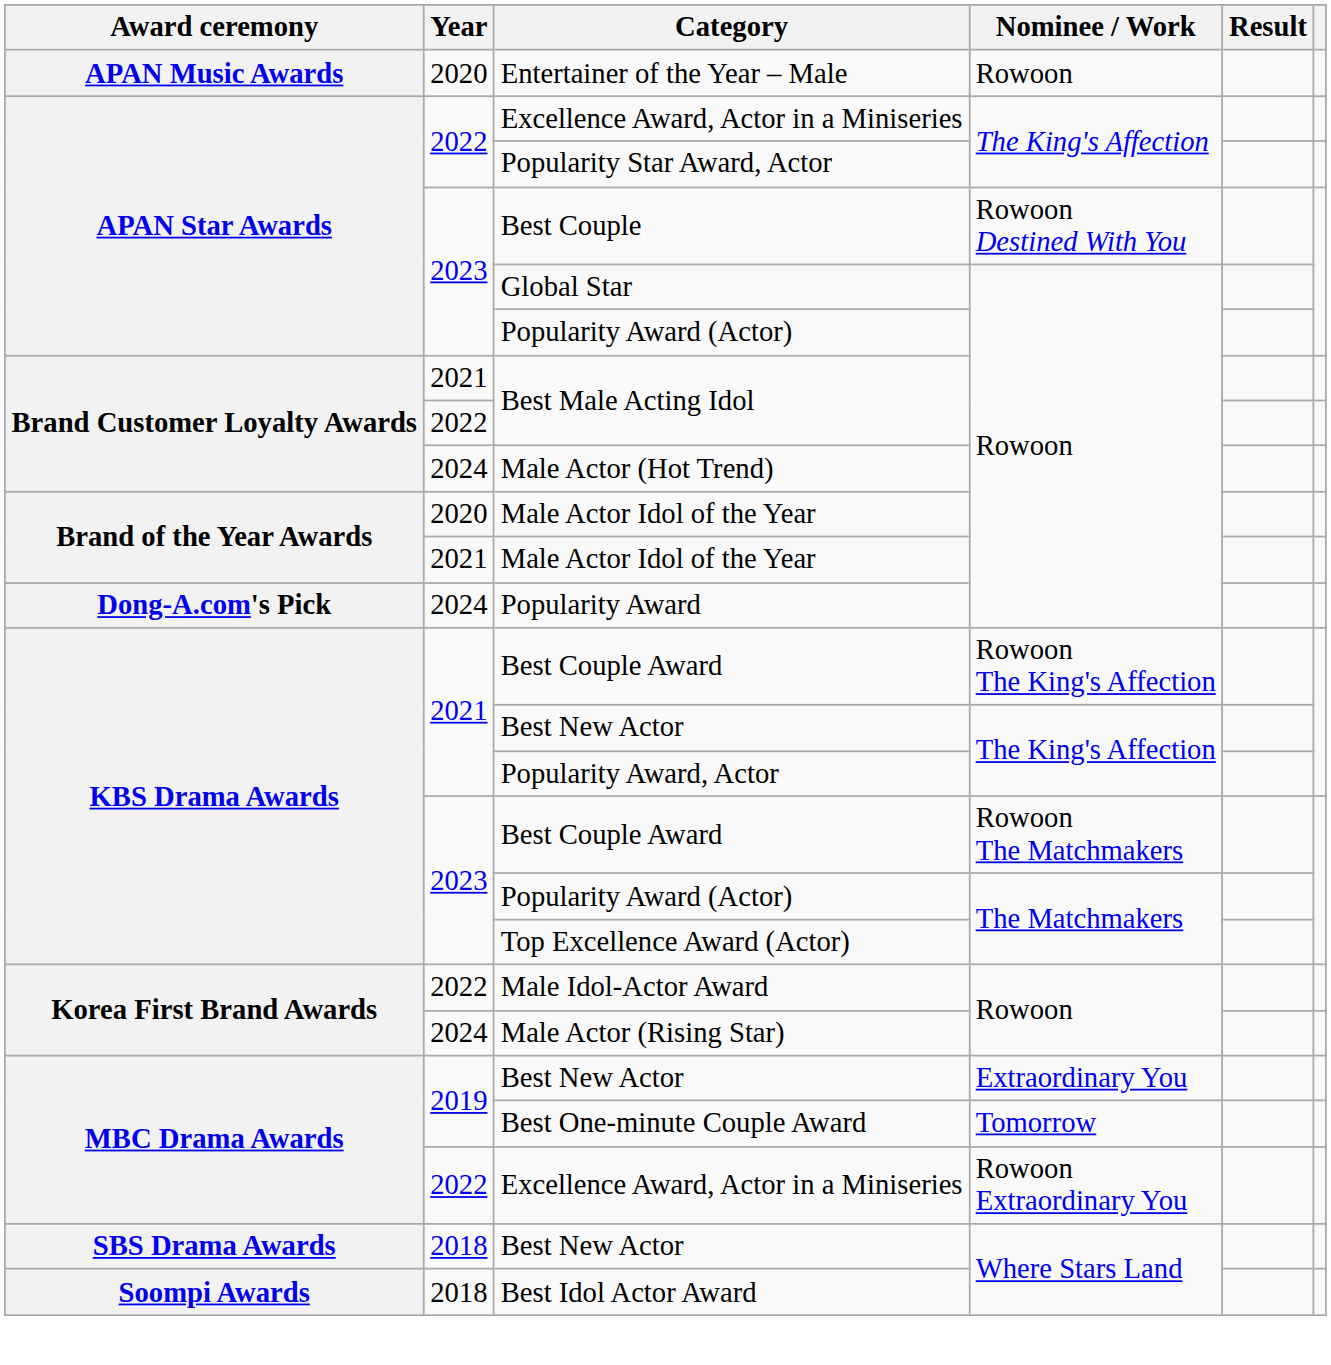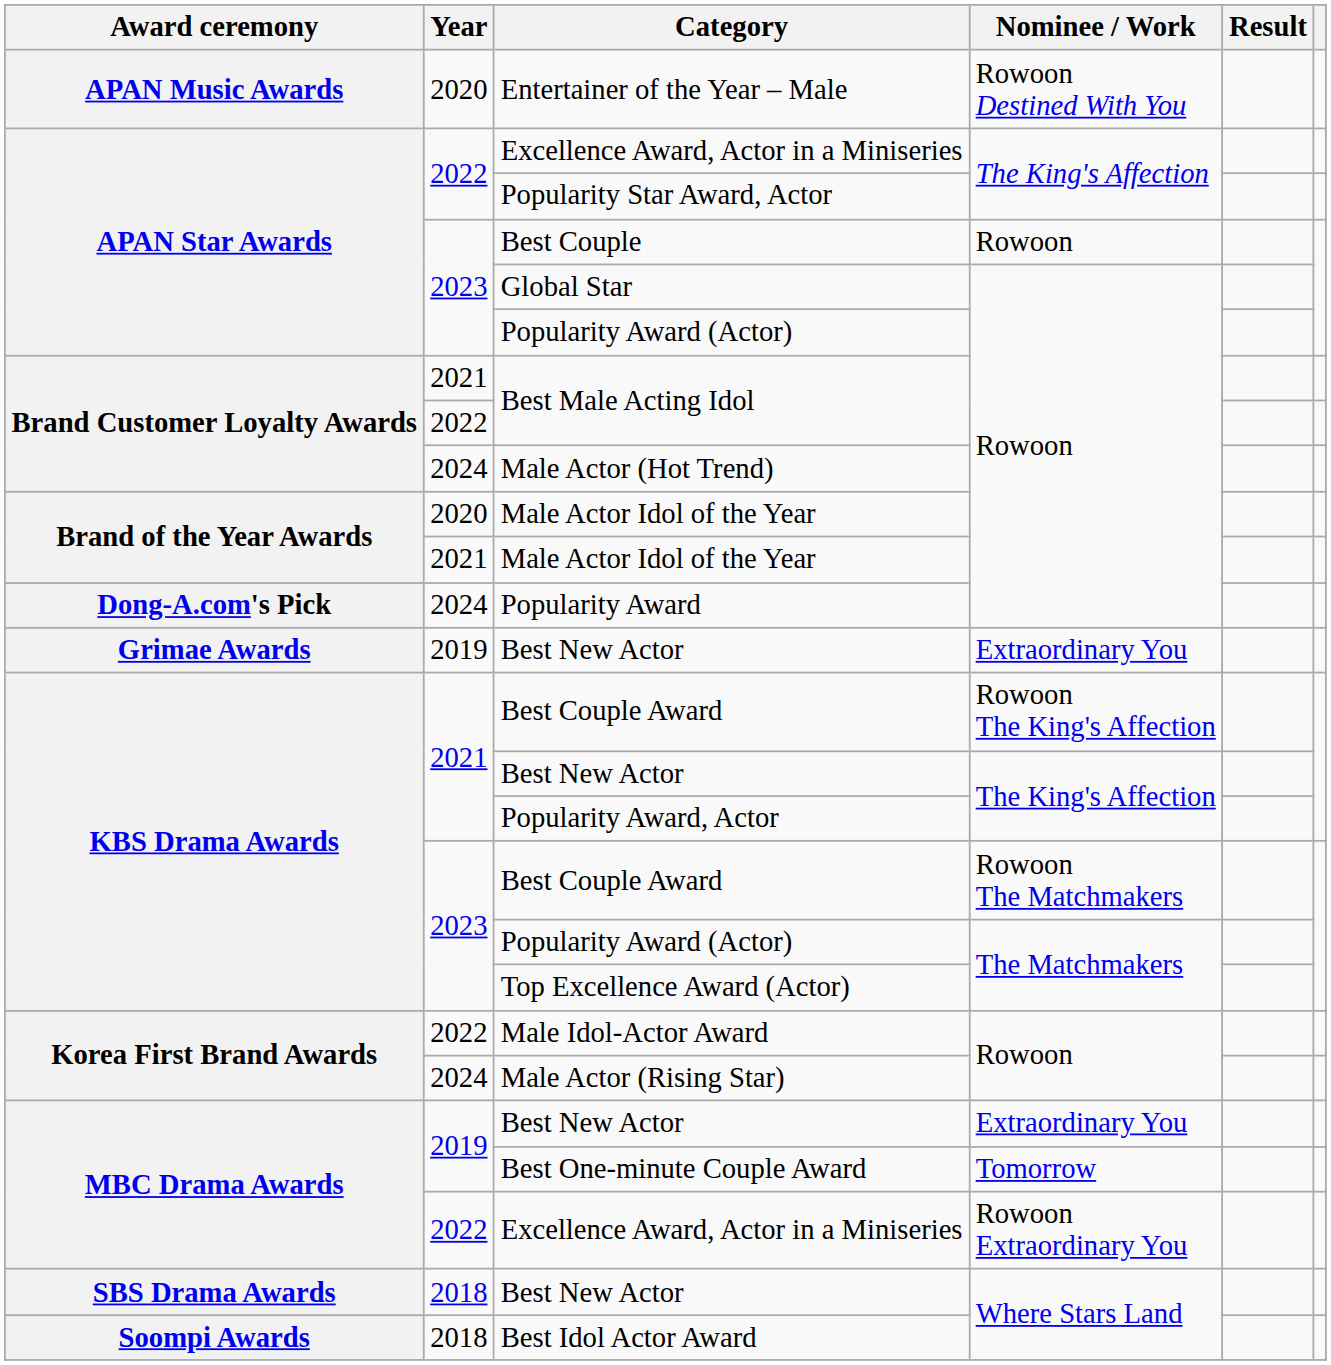(1024, 72) Rowoon -> (1081, 88) Rowoon Destined With You
(1081, 225) Rowoon Destined With You -> (1024, 241) Rowoon
+ row: (214, 649)
